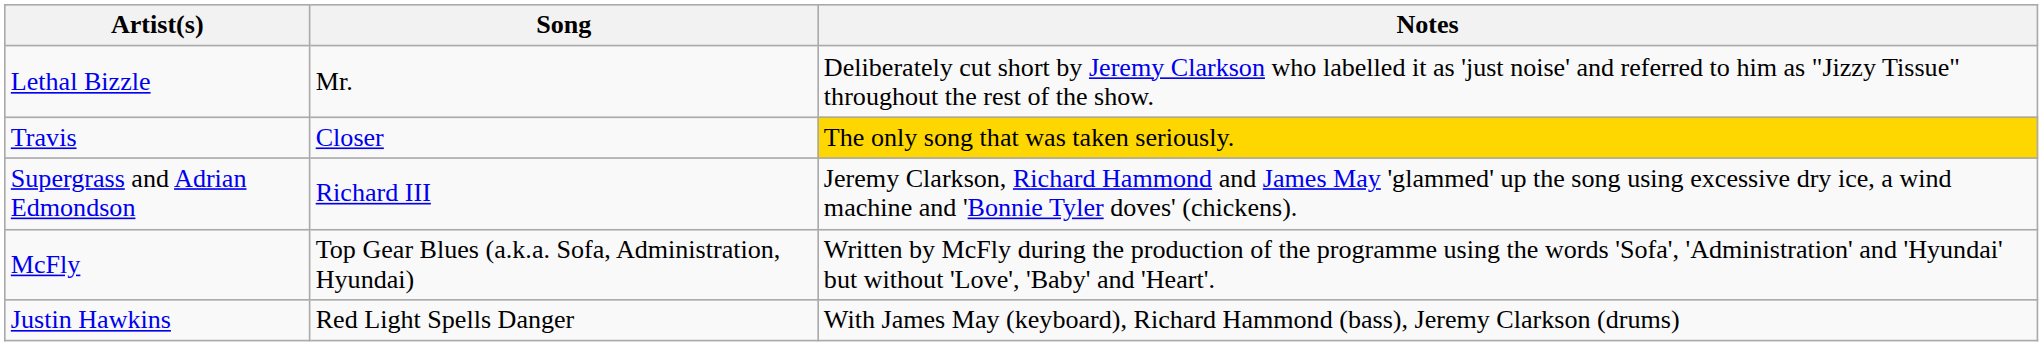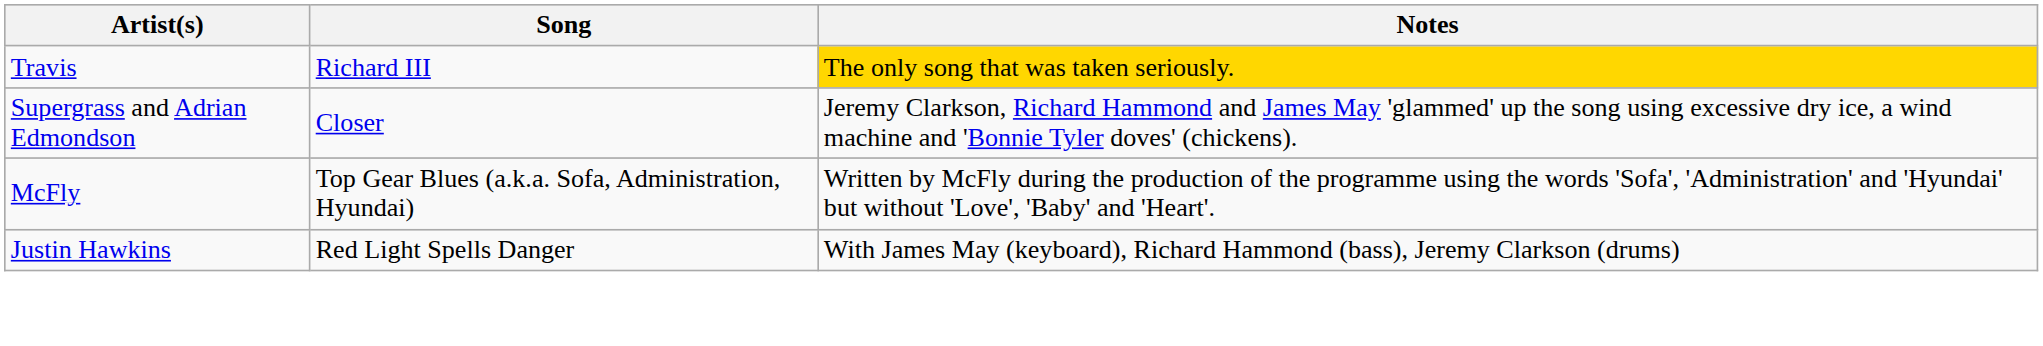- row: (81, 81)
(350, 137) Closer -> (373, 66) Richard III
(373, 193) Richard III -> (350, 122) Closer
